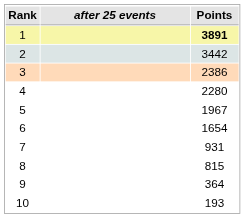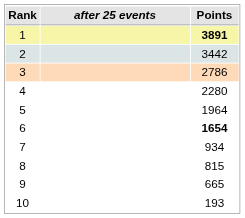(214, 72) 2386 -> (214, 72) 2786
(214, 110) 1967 -> (214, 110) 1964
(214, 129) normal -> (214, 129) bold
(214, 147) 931 -> (214, 147) 934
(214, 185) 364 -> (214, 185) 665
